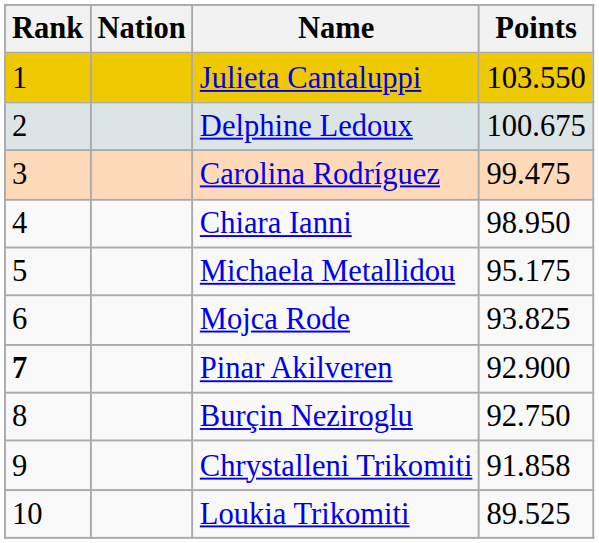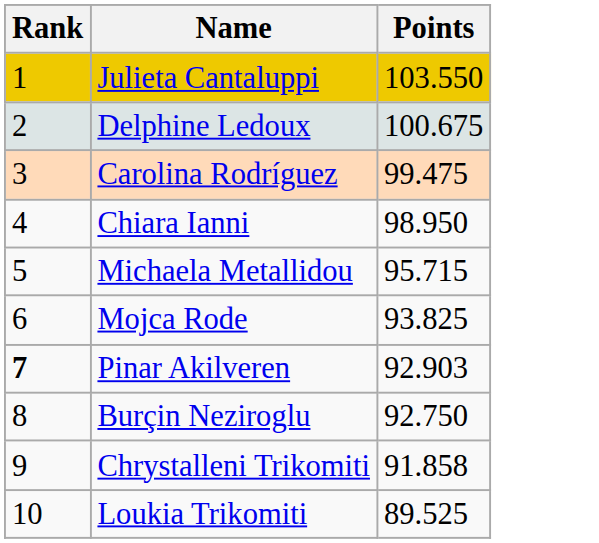- column: (142, 28)
(528, 271) 95.175 -> (426, 271) 95.715
(528, 367) 92.900 -> (426, 367) 92.903
